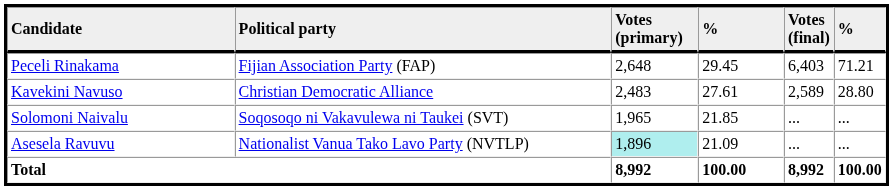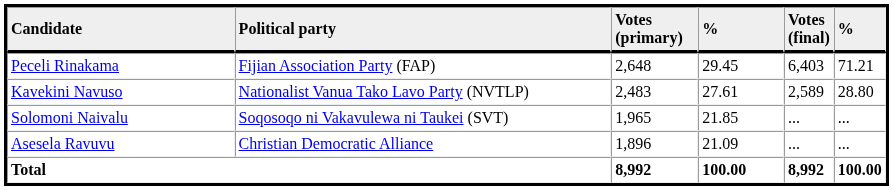(336, 92) Christian Democratic Alliance -> (384, 92) Nationalist Vanua Tako Lavo Party (NVTLP)
(384, 144) Nationalist Vanua Tako Lavo Party (NVTLP) -> (336, 144) Christian Democratic Alliance
(633, 144) paleturquoise background -> (633, 144) no background
